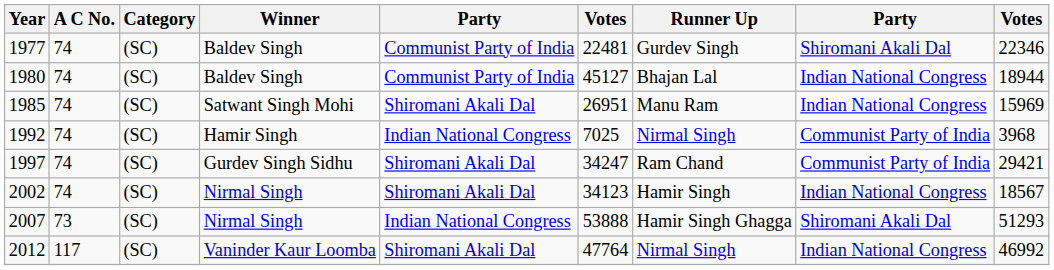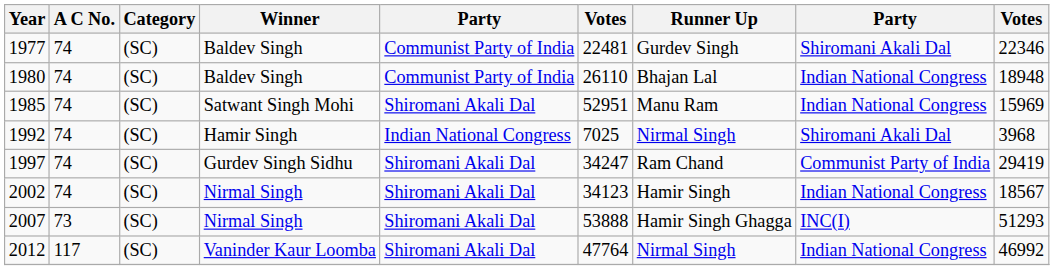(606, 76) 45127 -> (605, 76) 26110
(1021, 76) 18944 -> (1021, 76) 18948
(606, 105) 26951 -> (606, 105) 52951
(895, 134) Communist Party of India -> (876, 134) Shiromani Akali Dal
(1021, 163) 29421 -> (1021, 163) 29419
(478, 221) Indian National Congress -> (460, 221) Shiromani Akali Dal
(876, 221) Shiromani Akali Dal -> (825, 221) INC(I)
